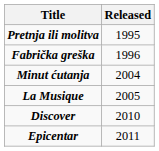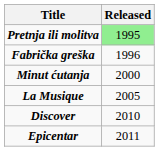(128, 35) no background -> (128, 35) lightgreen background
(128, 75) 2004 -> (128, 75) 2000
